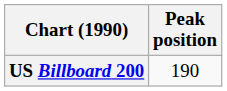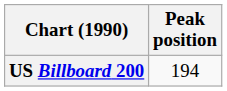(185, 70) 190 -> (185, 70) 194
